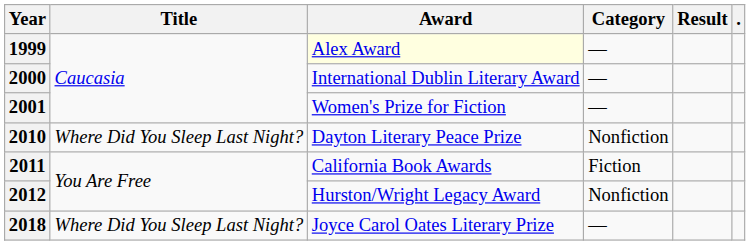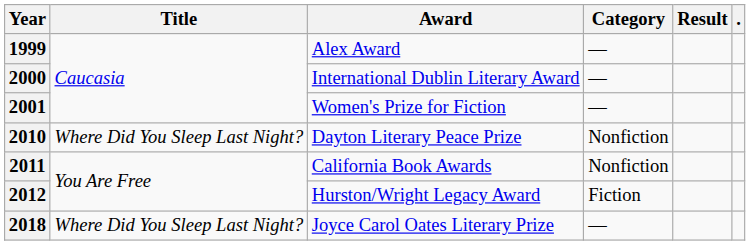(356, 48) lightyellow background -> (356, 48) no background
(614, 166) Fiction -> (628, 166) Nonfiction
(628, 195) Nonfiction -> (614, 195) Fiction
